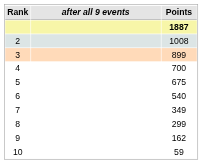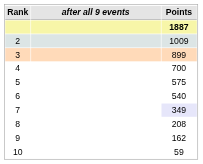(179, 41) 1008 -> (179, 41) 1009
(179, 82) 675 -> (179, 82) 575
(179, 110) no background -> (179, 110) lavender background
(179, 124) 299 -> (179, 124) 208
